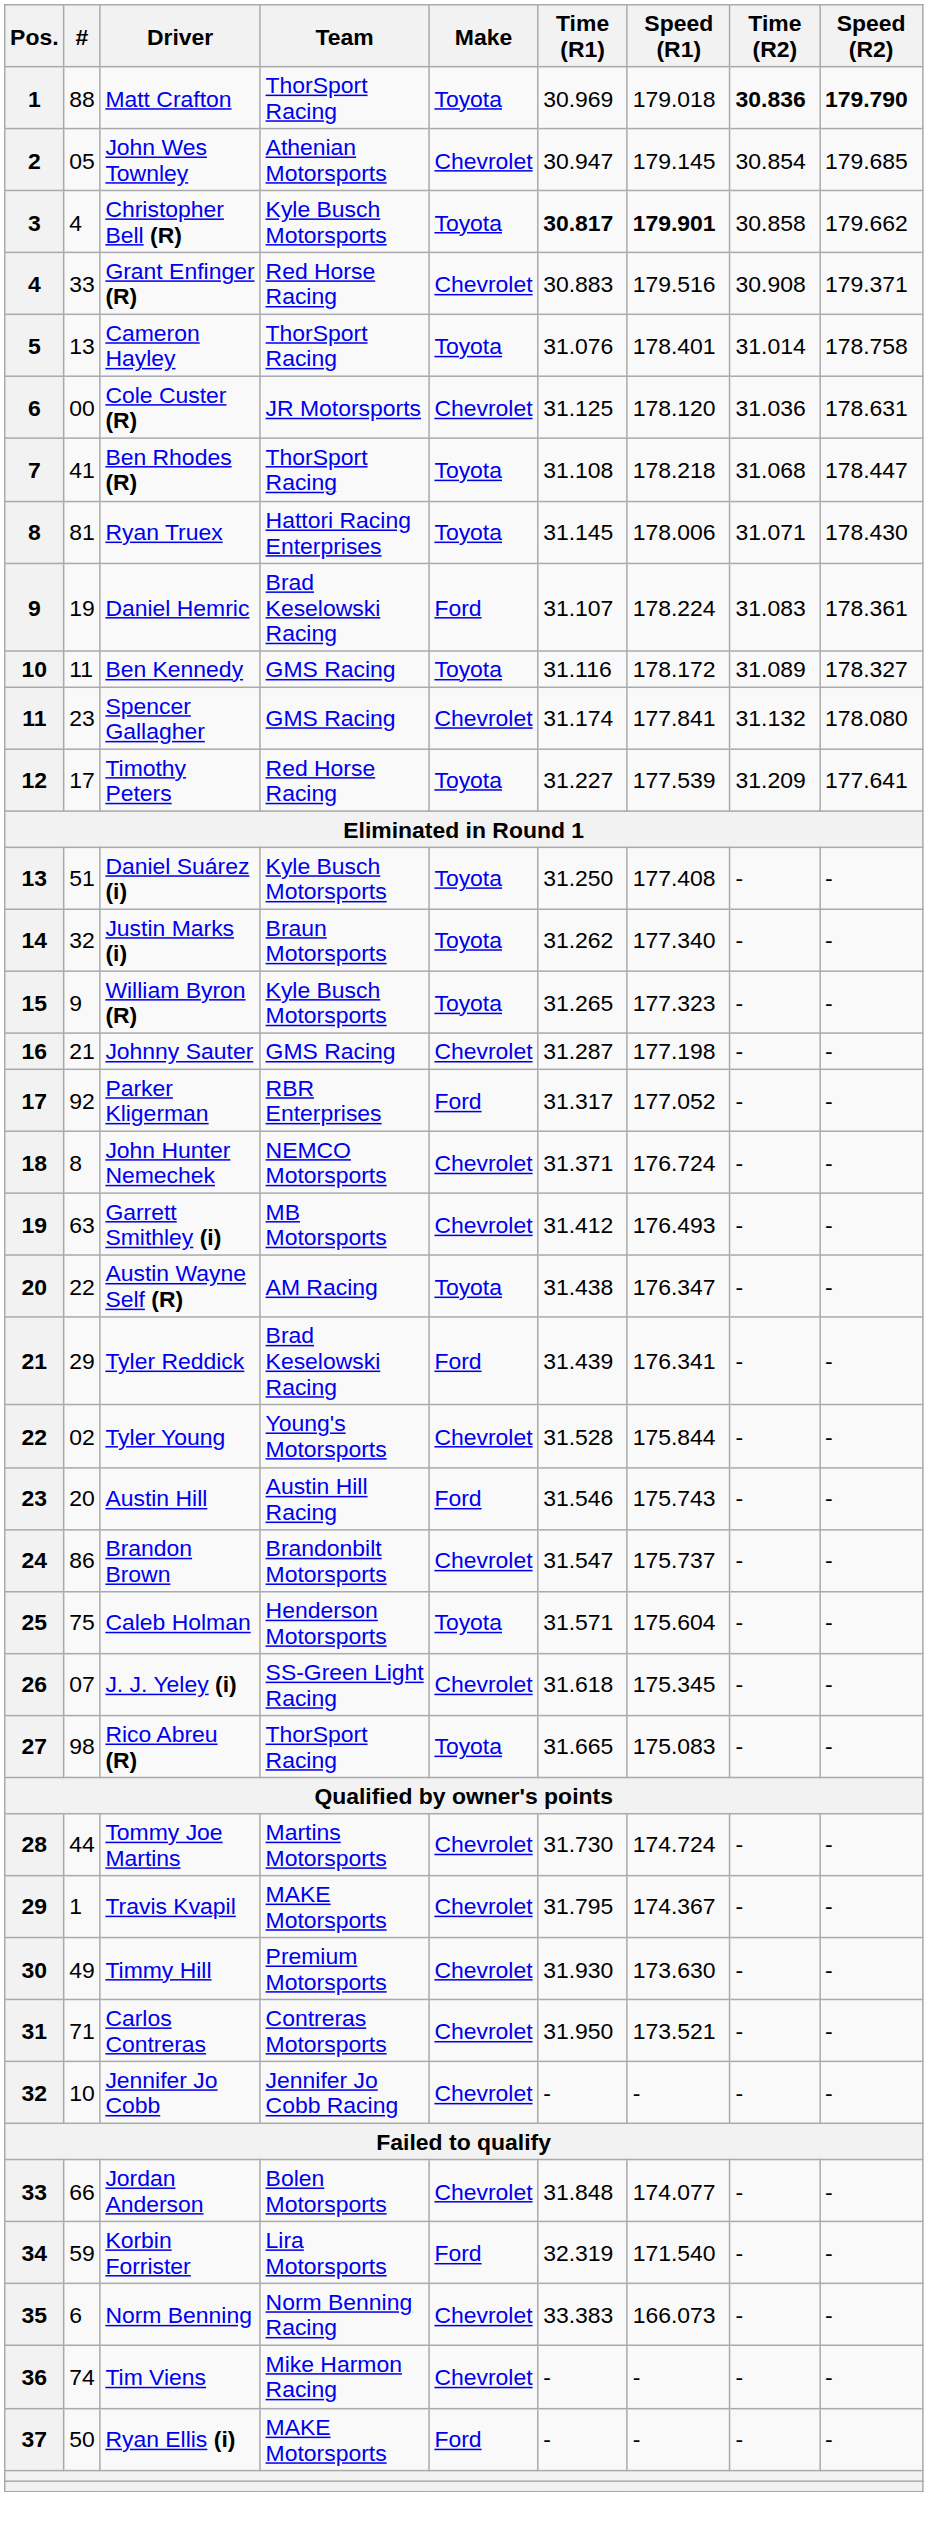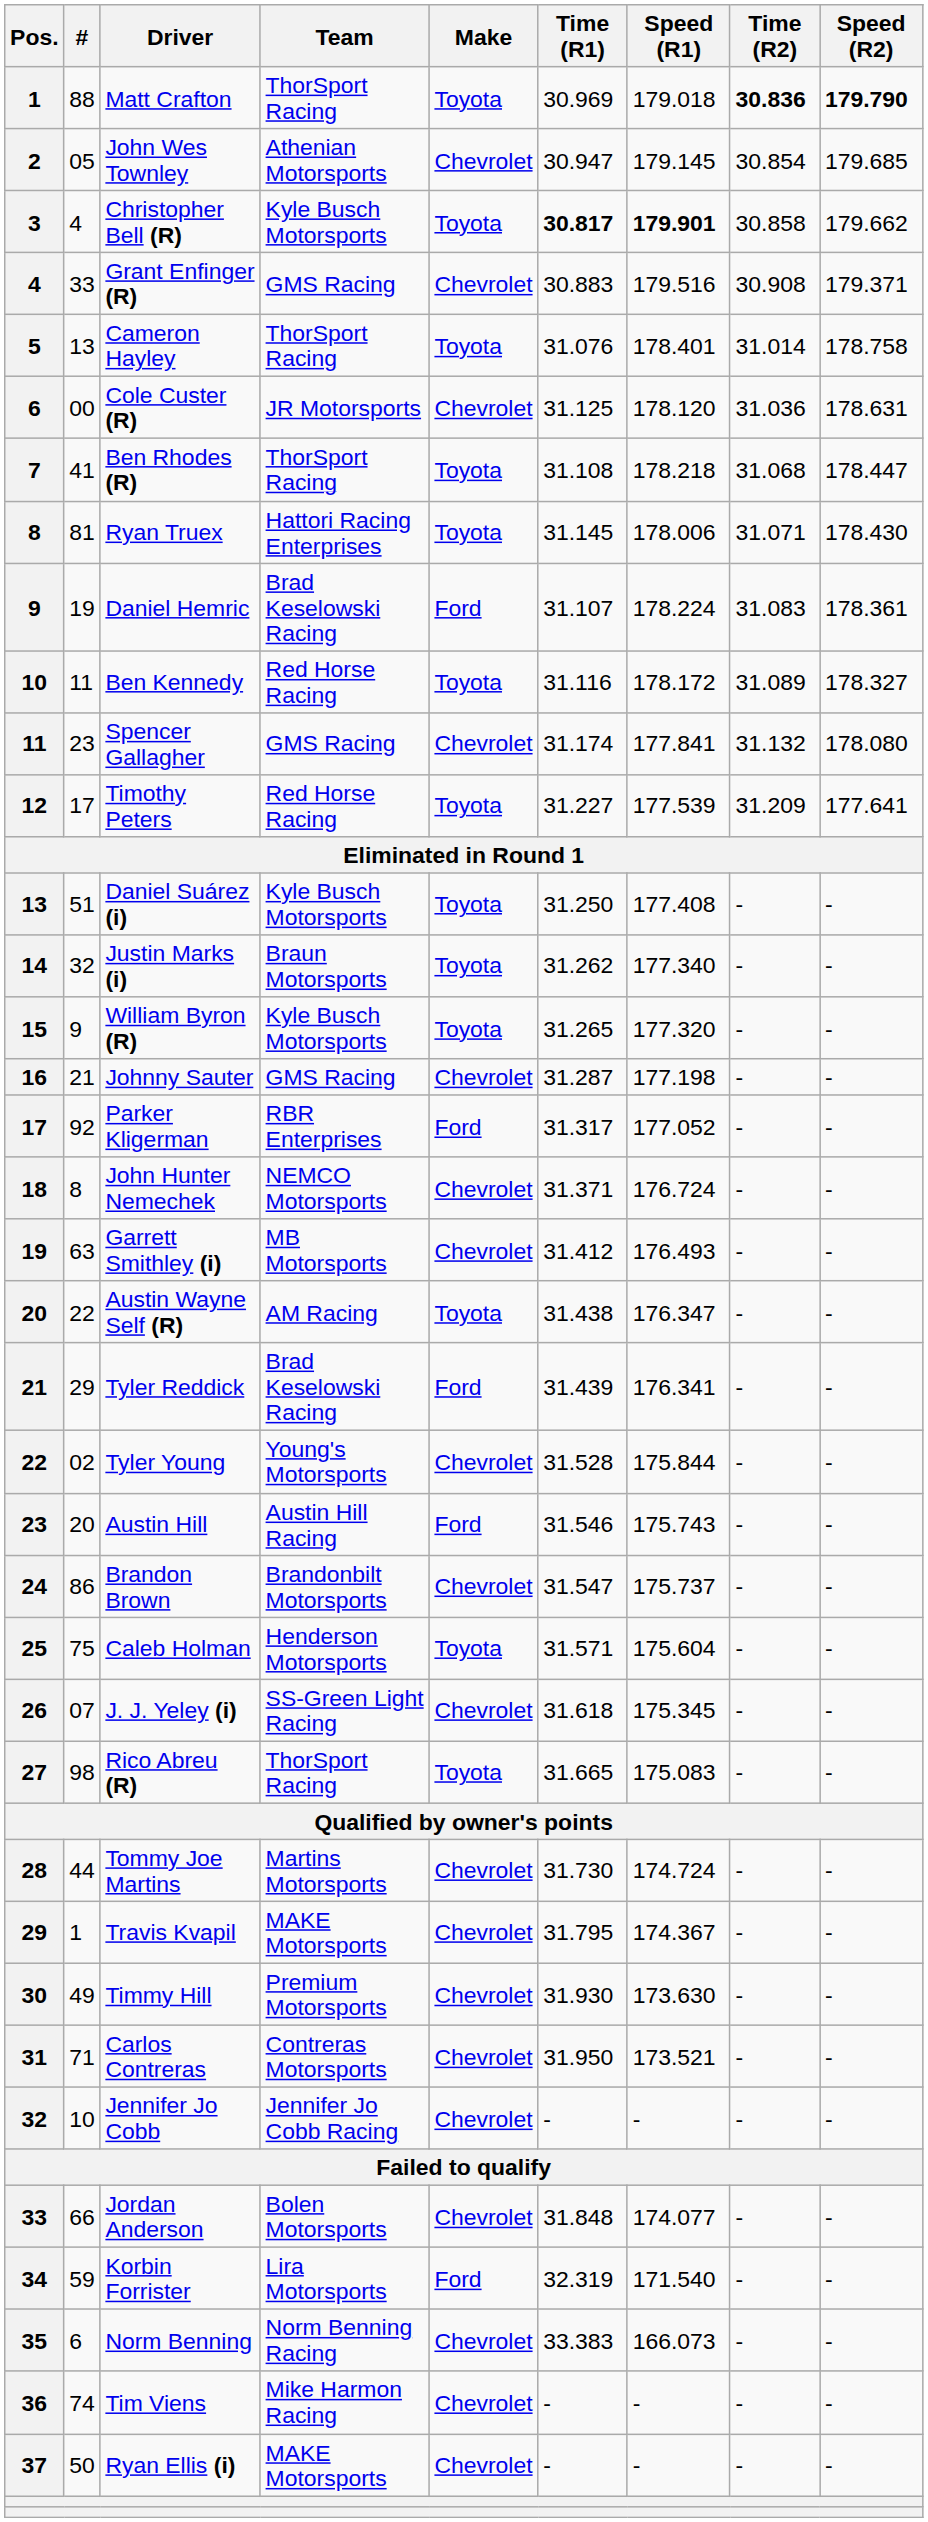(320, 284) Red Horse Racing -> (331, 284) GMS Racing
(331, 669) GMS Racing -> (320, 682) Red Horse Racing
(674, 1002) 177.323 -> (674, 1028) 177.320
(458, 2439) Ford -> (483, 2465) Chevrolet
